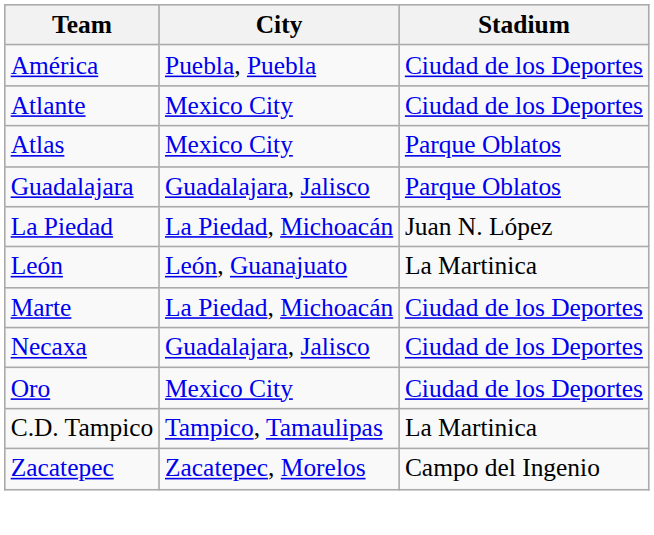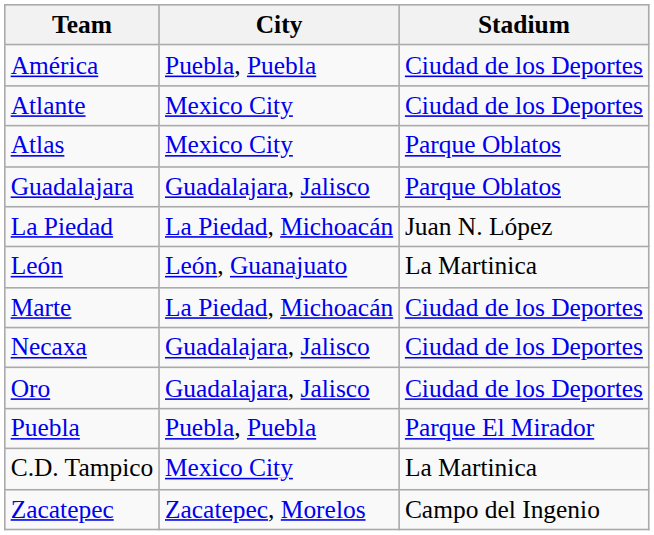(229, 387) Mexico City -> (267, 387) Guadalajara, Jalisco
+ row: (45, 428)
(274, 428) Tampico, Tamaulipas -> (229, 468) Mexico City
